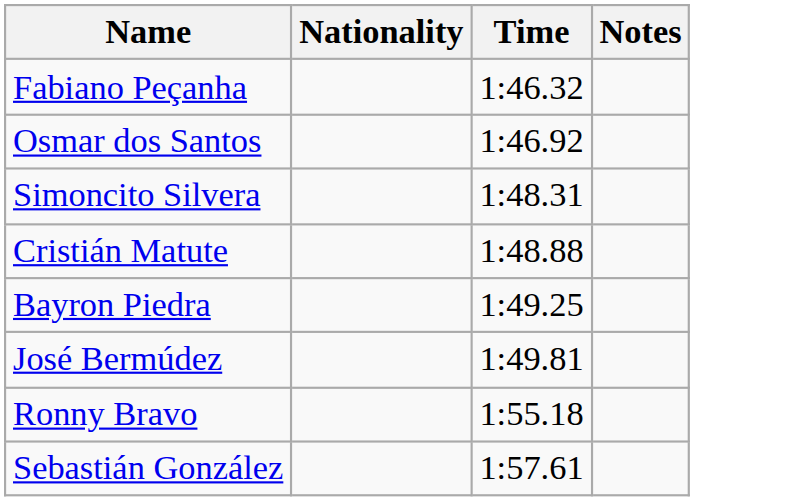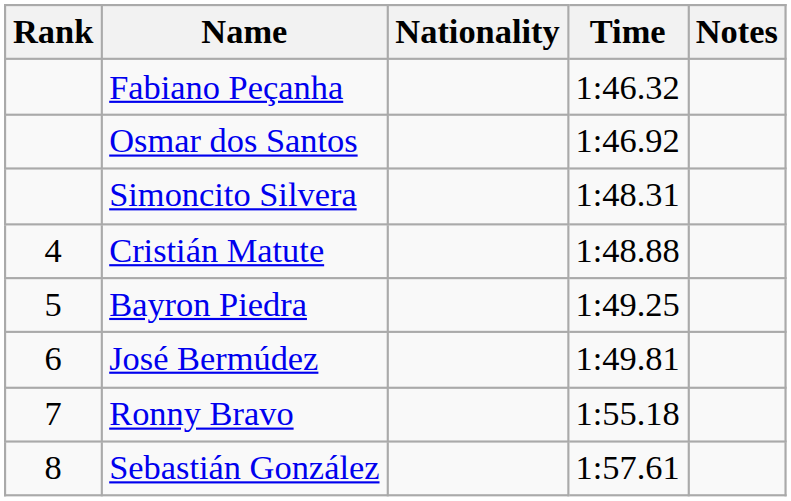+ column: (53, 31)
